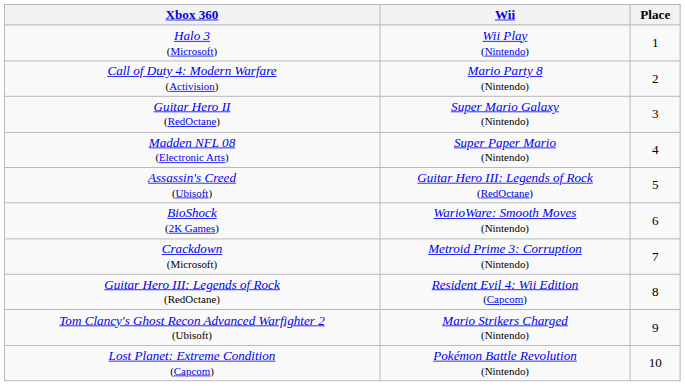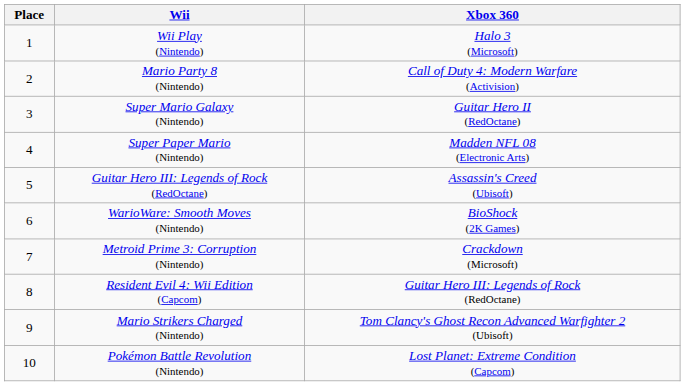columns swapped: (655, 14) <-> (192, 14)
